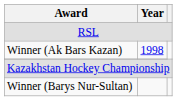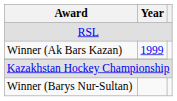(152, 50) 1998 -> (152, 50) 1999
